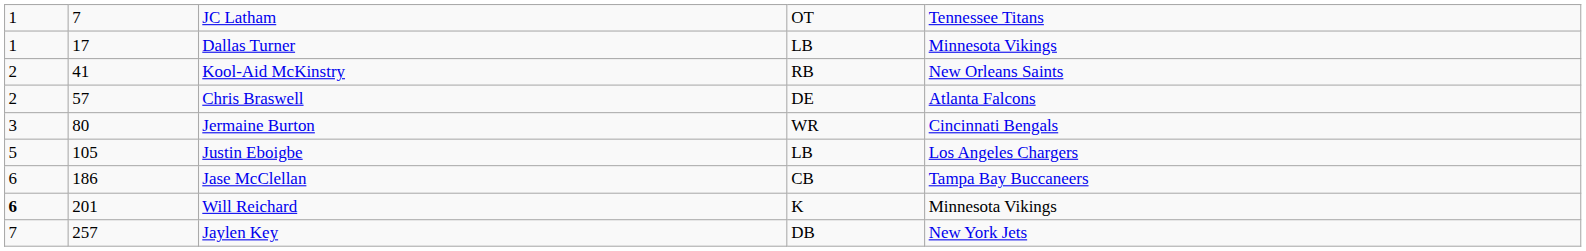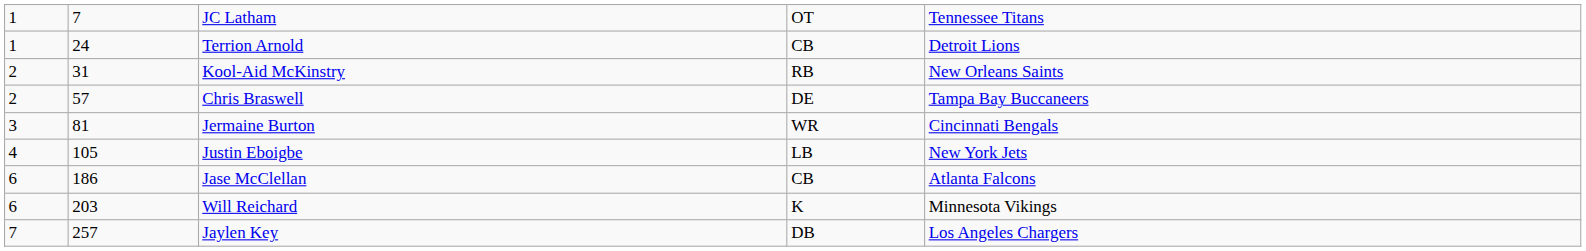- row: (249, 44)
+ row: (253, 44)
(81, 71) 41 -> (81, 71) 31
(982, 98) Atlanta Falcons -> (1009, 98) Tampa Bay Buccaneers
(81, 125) 80 -> (81, 125) 81
(13, 152) 5 -> (13, 152) 4
(1003, 152) Los Angeles Chargers -> (978, 152) New York Jets
(1009, 179) Tampa Bay Buccaneers -> (982, 179) Atlanta Falcons
(13, 206) bold -> (13, 206) normal
(85, 206) 201 -> (85, 206) 203
(978, 233) New York Jets -> (1003, 233) Los Angeles Chargers
